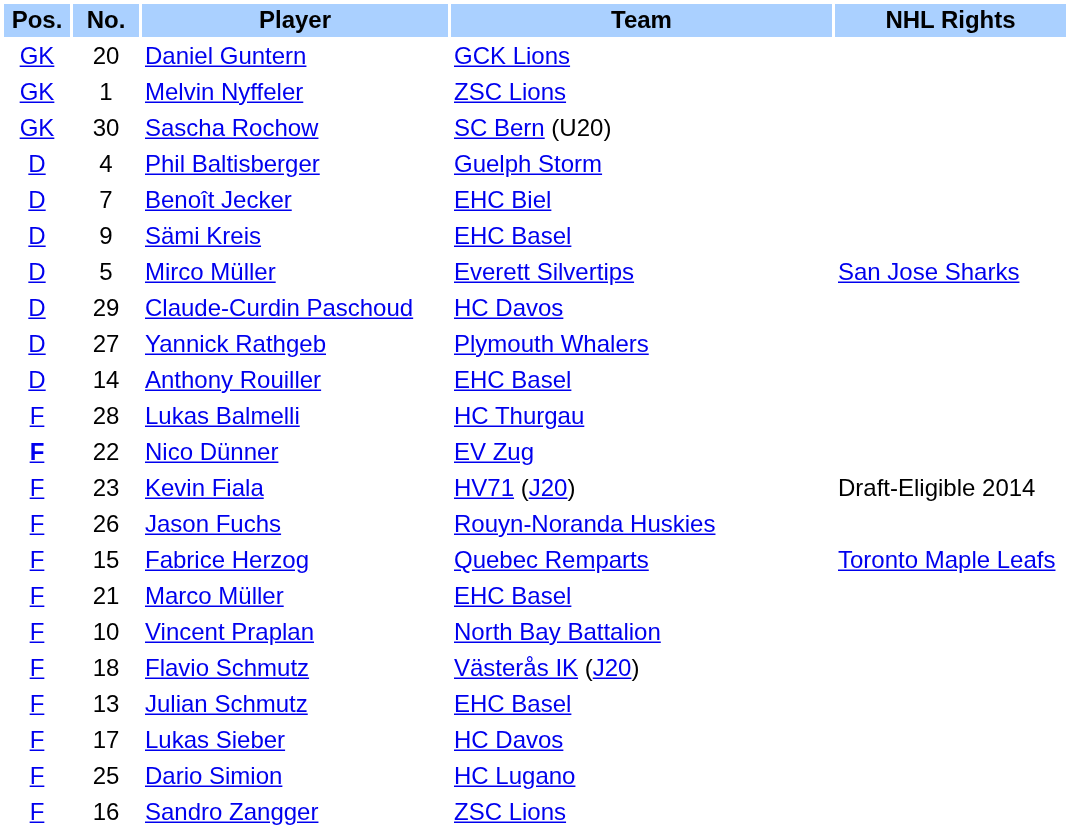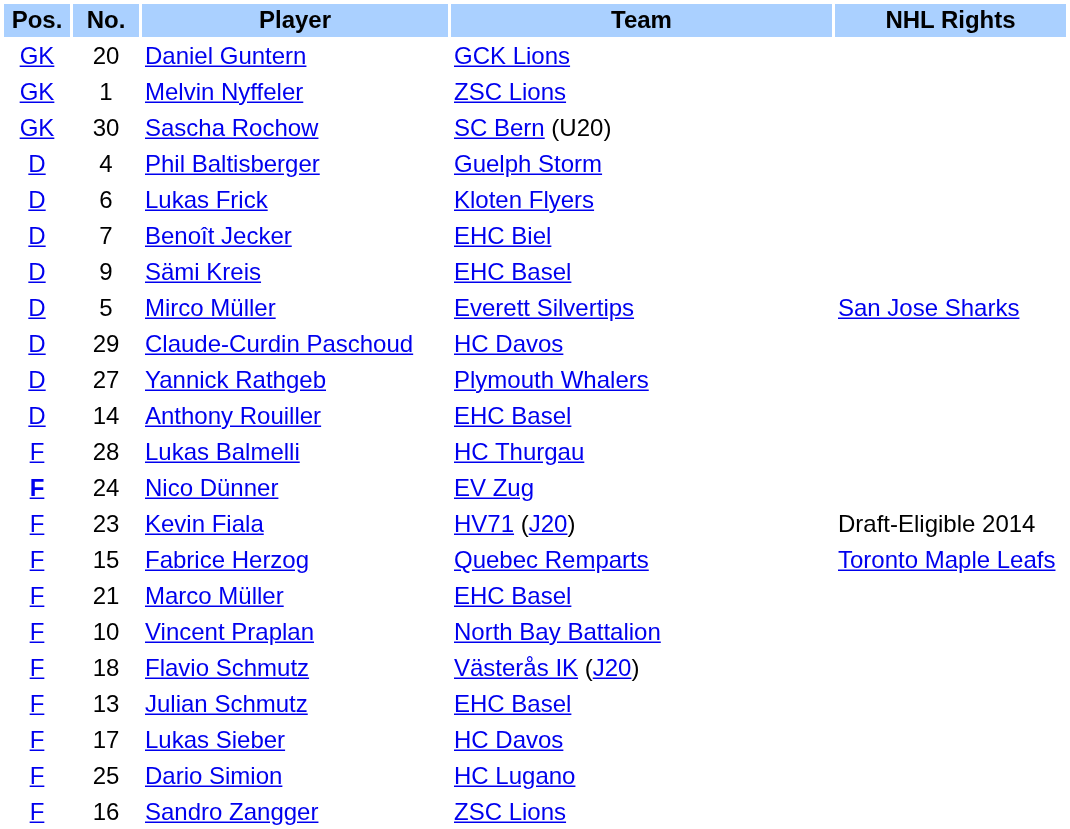+ row: (206, 200)
(106, 452) 22 -> (106, 488) 24
- row: (213, 524)
